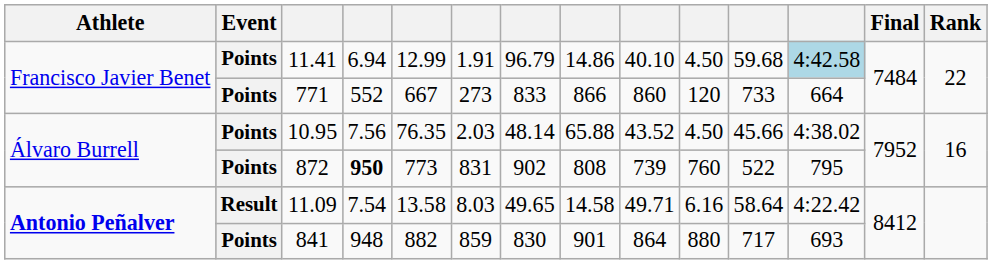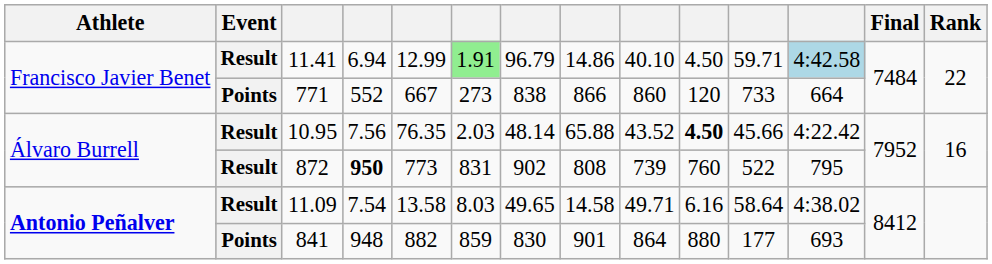(249, 59) Points -> (249, 59) Result
(476, 59) no background -> (476, 59) lightgreen background
(758, 59) 59.68 -> (758, 59) 59.71
(530, 95) 833 -> (530, 95) 838
(249, 132) Points -> (249, 132) Result
(704, 132) normal -> (704, 132) bold
(827, 132) 4:38.02 -> (827, 132) 4:22.42
(249, 168) Points -> (249, 168) Result
(827, 204) 4:22.42 -> (827, 204) 4:38.02
(758, 241) 717 -> (758, 241) 177
